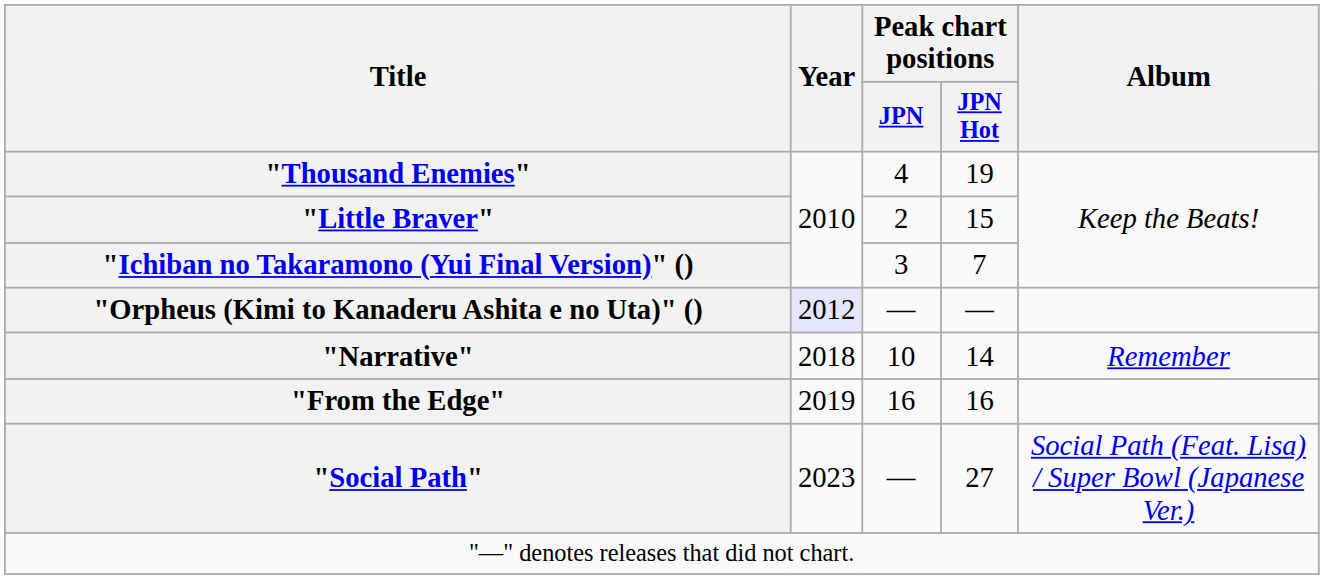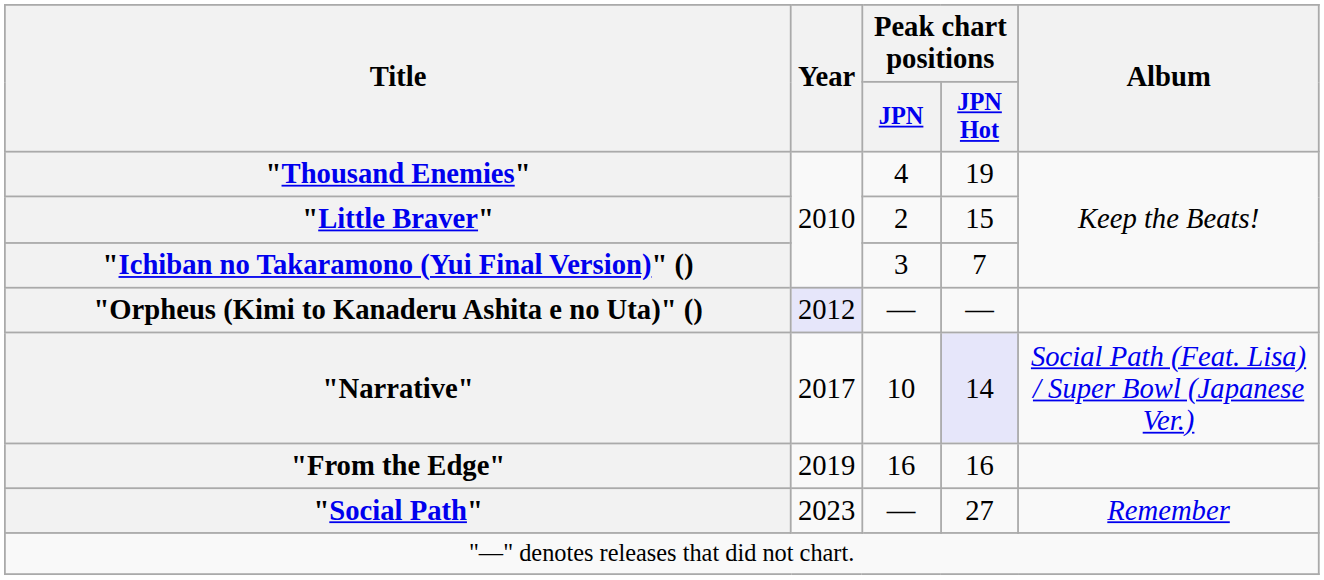(827, 355) 2018 -> (827, 387) 2017
(980, 355) no background -> (980, 387) lavender background
(1169, 355) Remember -> (1169, 387) Social Path (Feat. Lisa) / Super Bowl (Japanese Ver.)
(1169, 478) Social Path (Feat. Lisa) / Super Bowl (Japanese Ver.) -> (1169, 510) Remember
